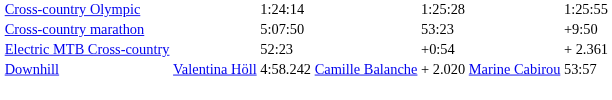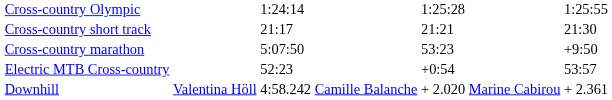+ row: (78, 29)
(586, 49) + 2.361 -> (580, 69) 53:57
(580, 69) 53:57 -> (586, 89) + 2.361
